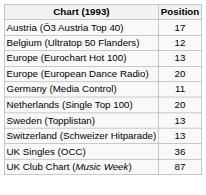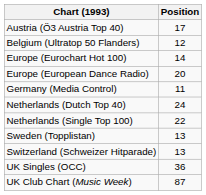(180, 58) 13 -> (180, 58) 14
+ row: (66, 105)
(180, 105) 20 -> (180, 120) 22
